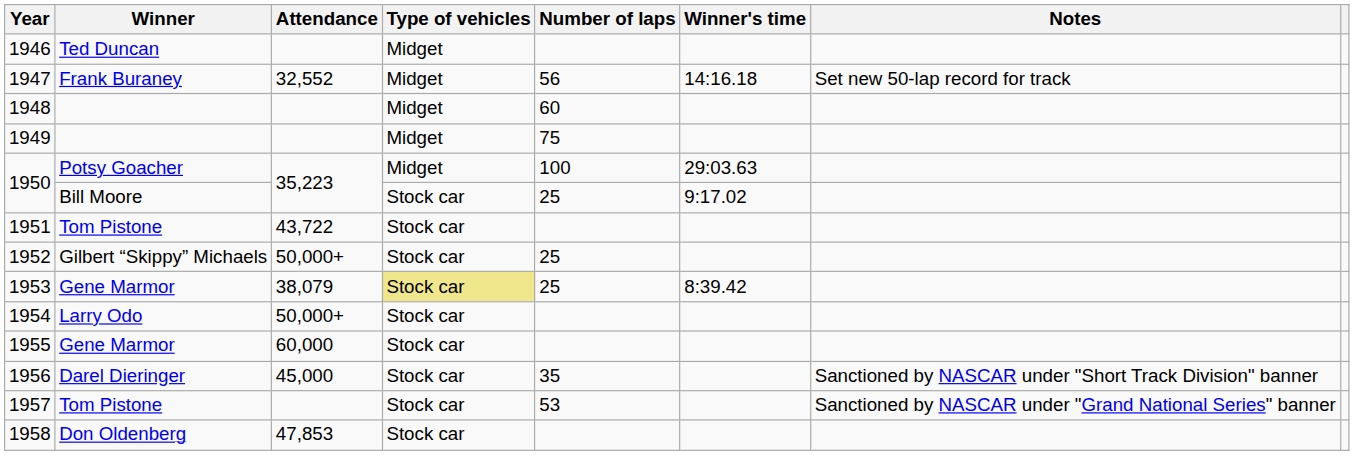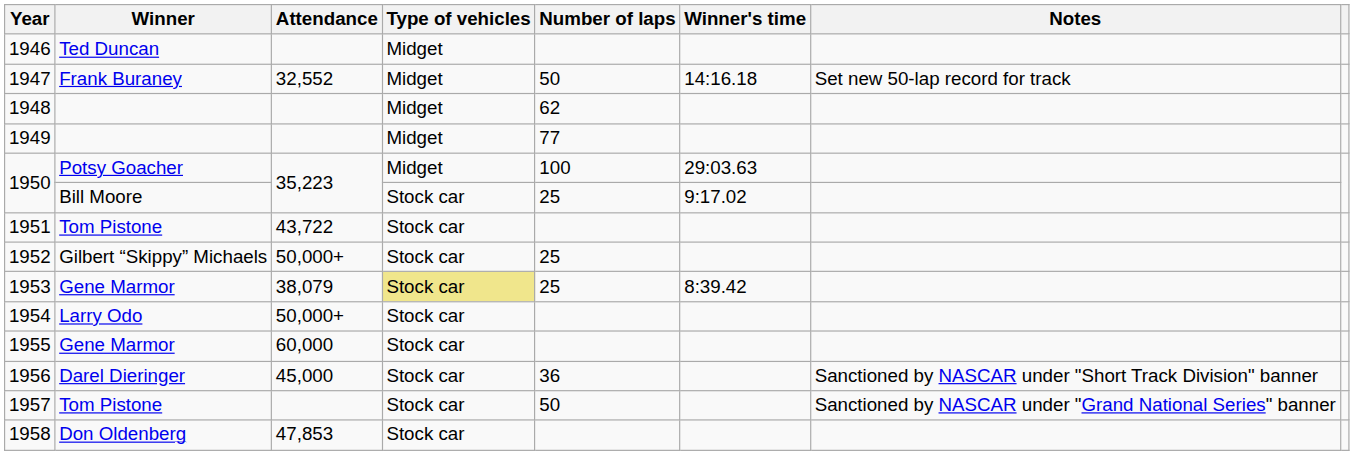(550, 78) 56 -> (550, 78) 50
(550, 108) 60 -> (550, 108) 62
(550, 138) 75 -> (550, 138) 77
(550, 375) 35 -> (550, 375) 36
(550, 405) 53 -> (550, 405) 50
